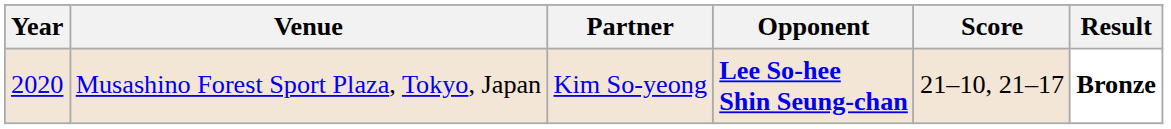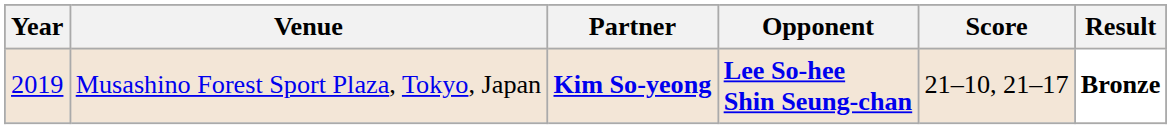(37, 85) 2020 -> (37, 85) 2019
(630, 85) normal -> (632, 85) bold
